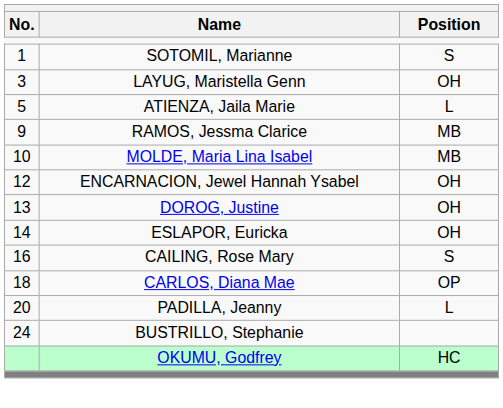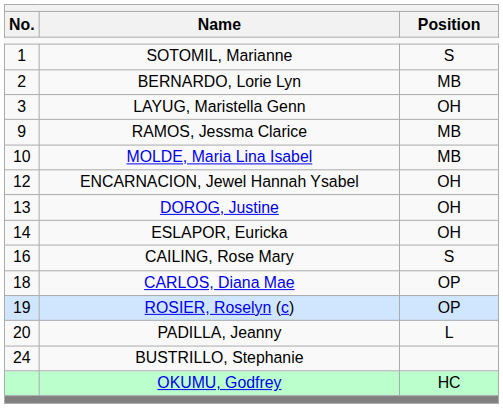+ row: (22, 81)
- row: (22, 107)
+ row: (22, 307)
